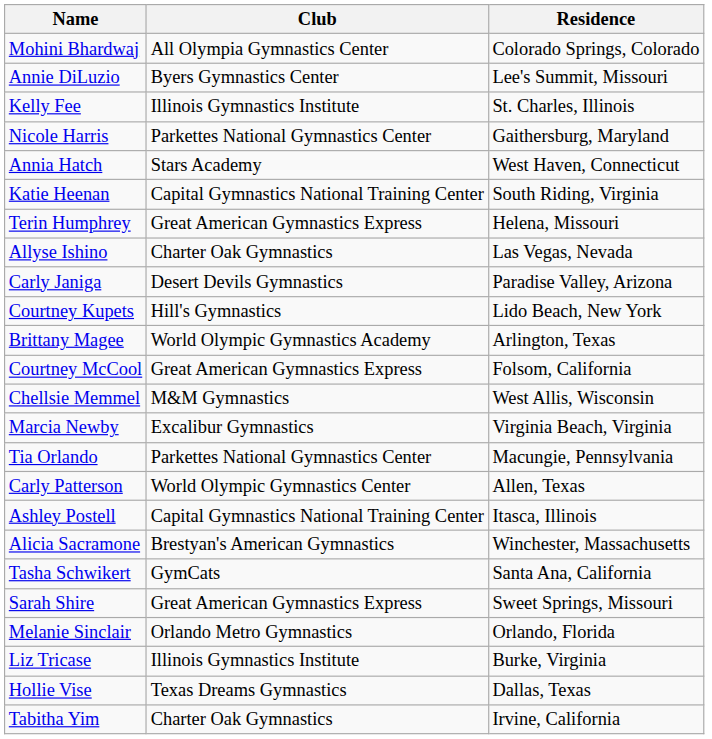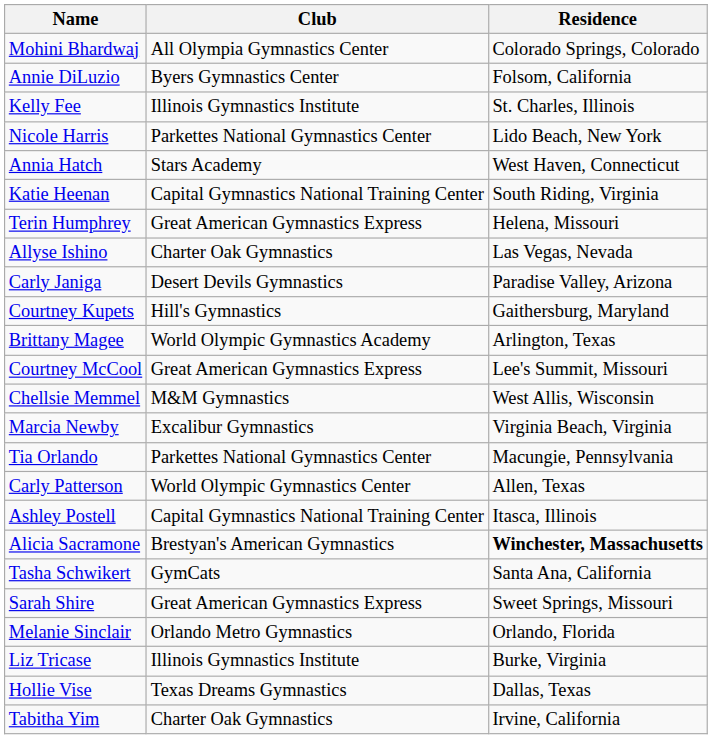(580, 77) Lee's Summit, Missouri -> (562, 77) Folsom, California
(581, 135) Gaithersburg, Maryland -> (577, 135) Lido Beach, New York
(577, 310) Lido Beach, New York -> (581, 310) Gaithersburg, Maryland
(562, 369) Folsom, California -> (580, 369) Lee's Summit, Missouri
(591, 544) normal -> (598, 544) bold
